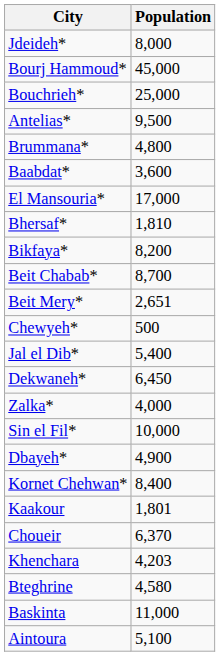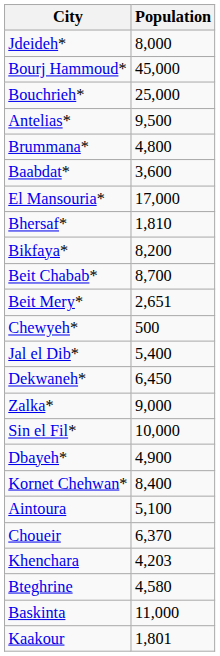(153, 405) 4,000 -> (153, 405) 9,000
rows swapped: (37, 638) <-> (36, 509)
